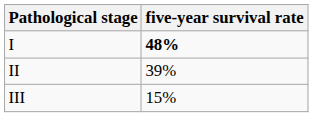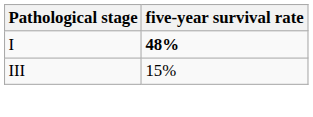- row: (14, 71)
